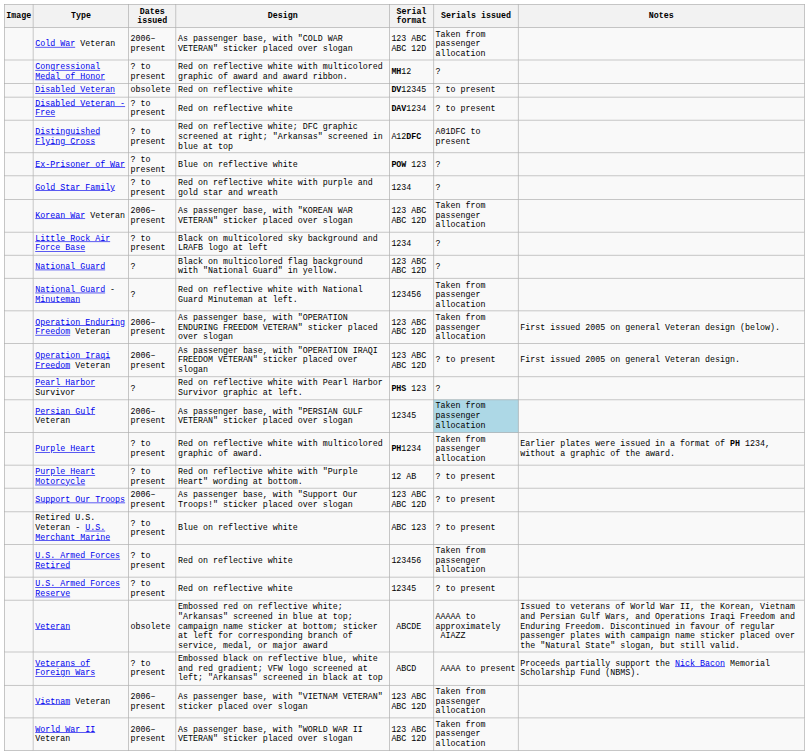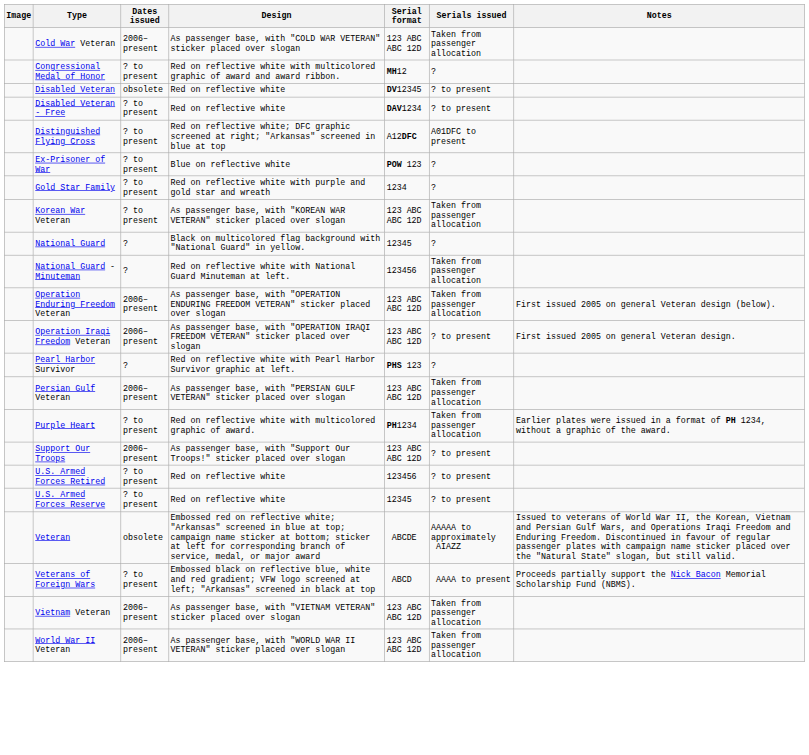(148, 216) 2006–present -> (140, 216) ? to present
- row: (73, 244)
(409, 267) 123 ABC ABC 12D -> (399, 244) 12345
(404, 416) 12345 -> (404, 393) 123 ABC ABC 12D
(461, 416) lightblue background -> (456, 393) no background
- row: (65, 477)
- row: (73, 528)
(461, 561) Taken from passenger allocation -> (461, 477) ? to present
